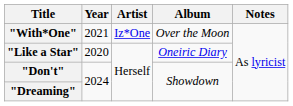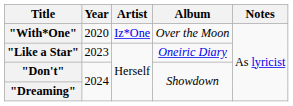(97, 33) 2021 -> (97, 33) 2020
(97, 52) 2020 -> (97, 52) 2023
